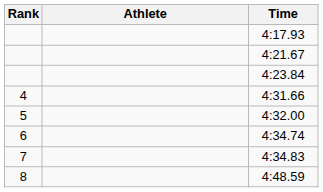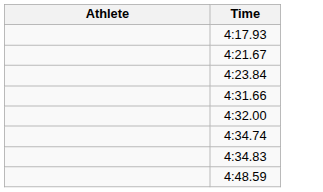- column: (23, 14)
